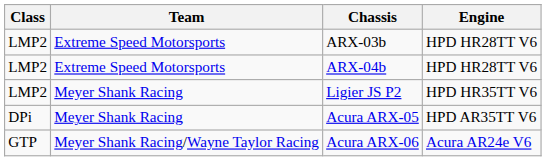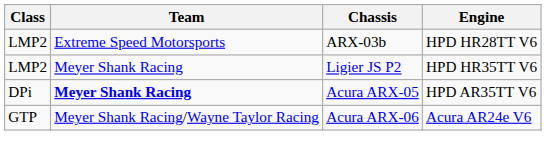- row: (356, 66)
(119, 117) normal -> (123, 92) bold
